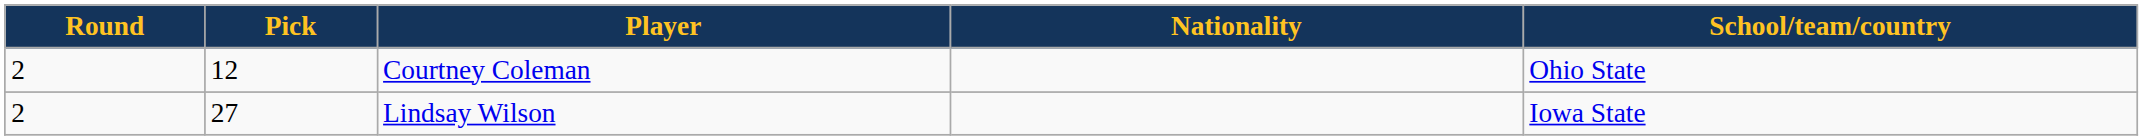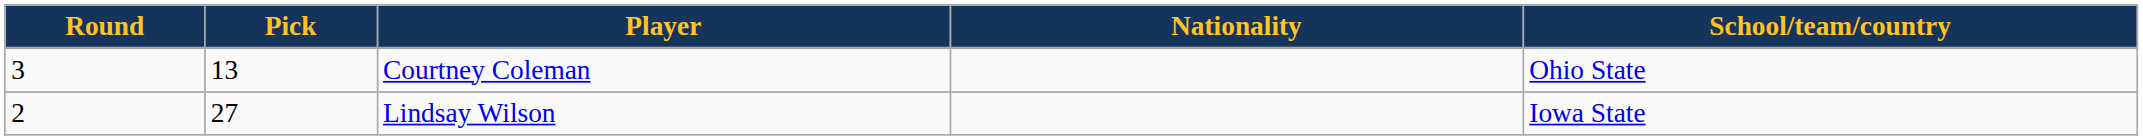(18, 69) 2 -> (18, 69) 3
(225, 69) 12 -> (225, 69) 13
